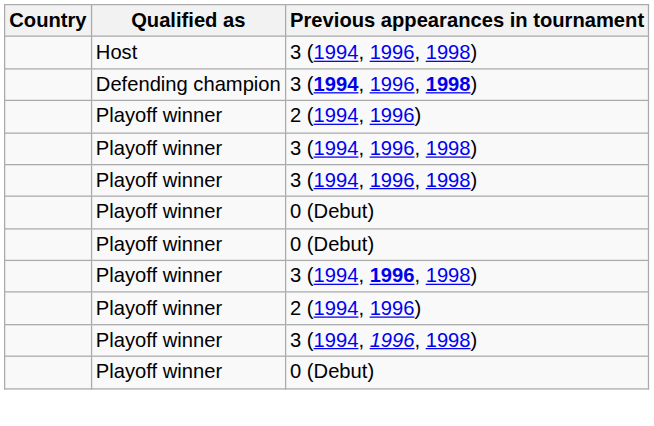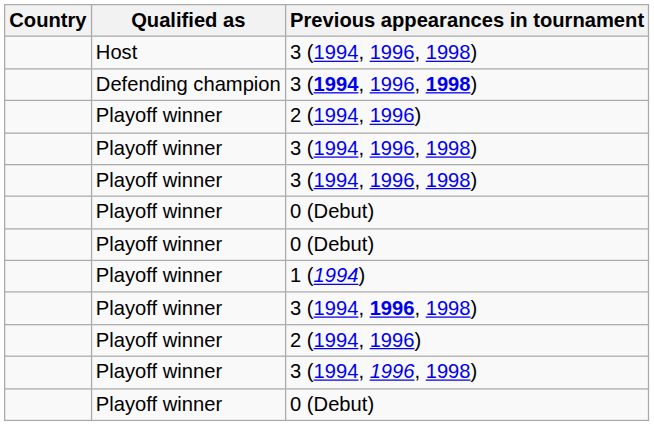+ row: (159, 276)
